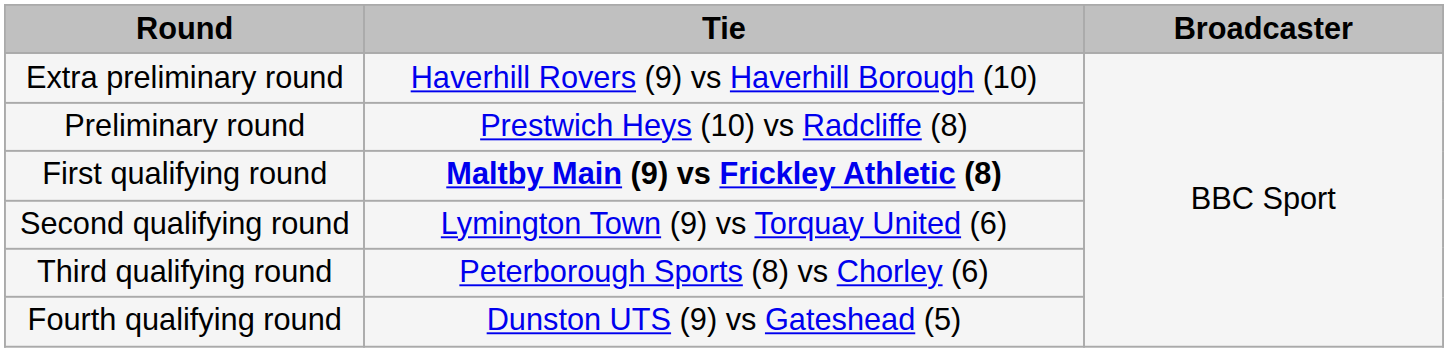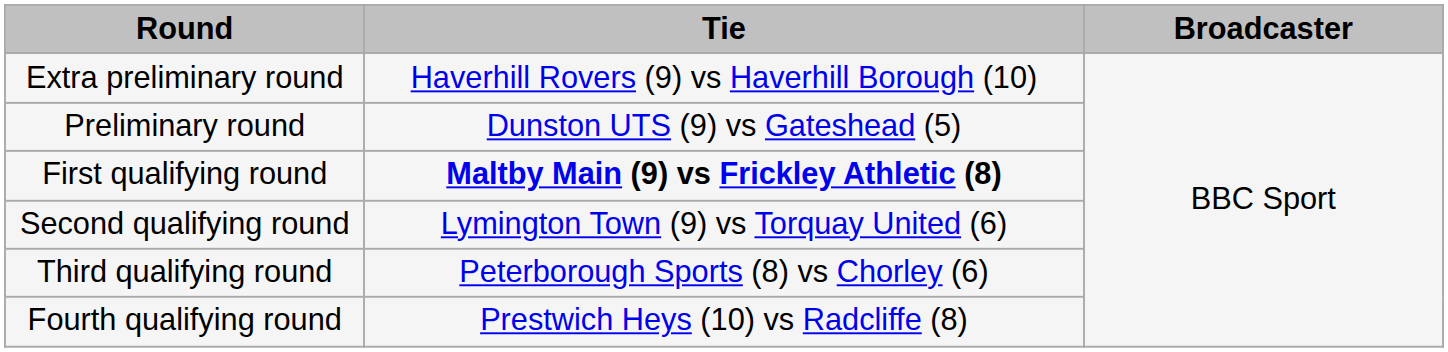(724, 126) Prestwich Heys (10) vs Radcliffe (8) -> (724, 126) Dunston UTS (9) vs Gateshead (5)
(724, 321) Dunston UTS (9) vs Gateshead (5) -> (724, 321) Prestwich Heys (10) vs Radcliffe (8)
